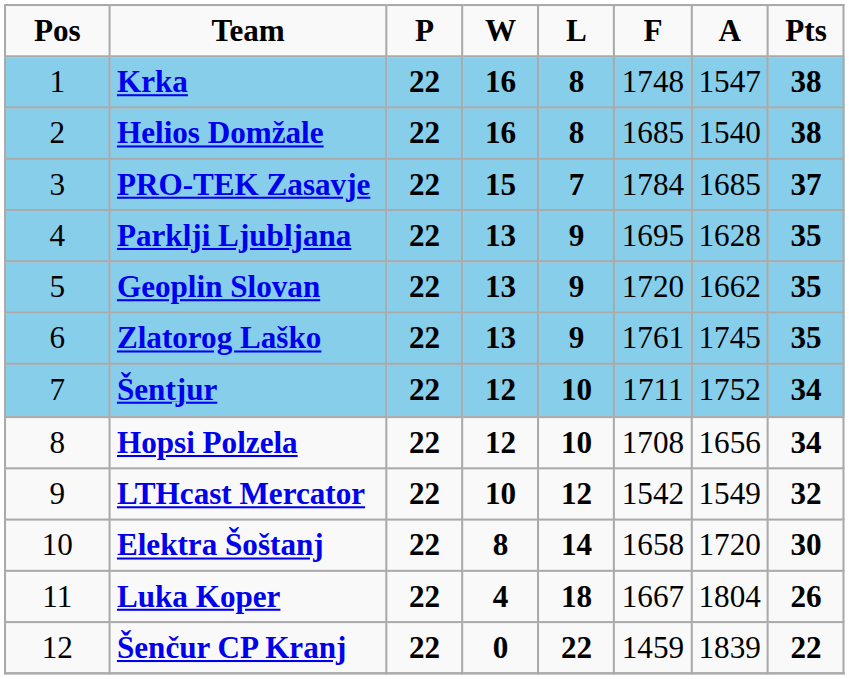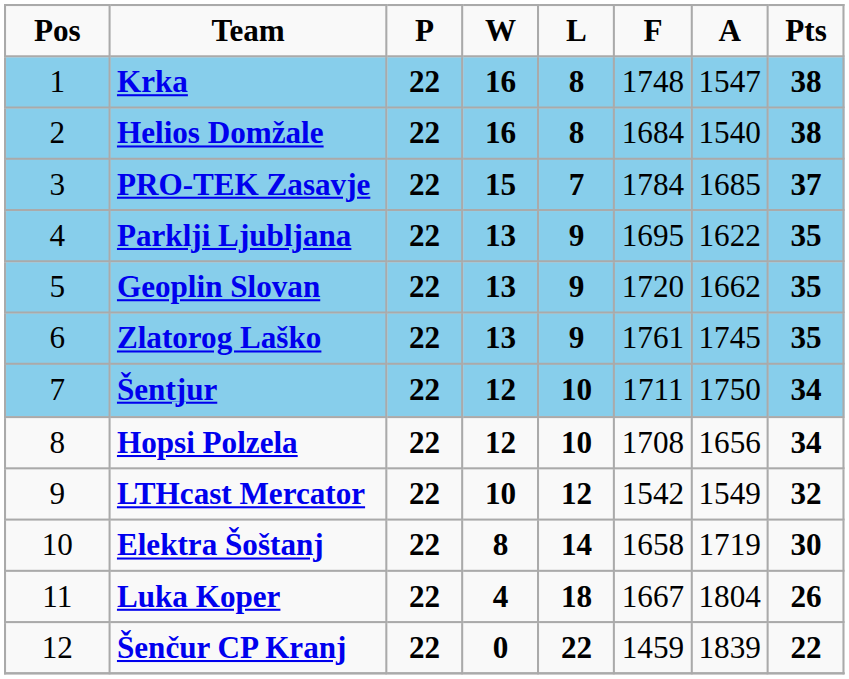(653, 133) 1685 -> (653, 133) 1684
(730, 235) 1628 -> (730, 235) 1622
(730, 390) 1752 -> (730, 390) 1750
(730, 544) 1720 -> (730, 544) 1719
